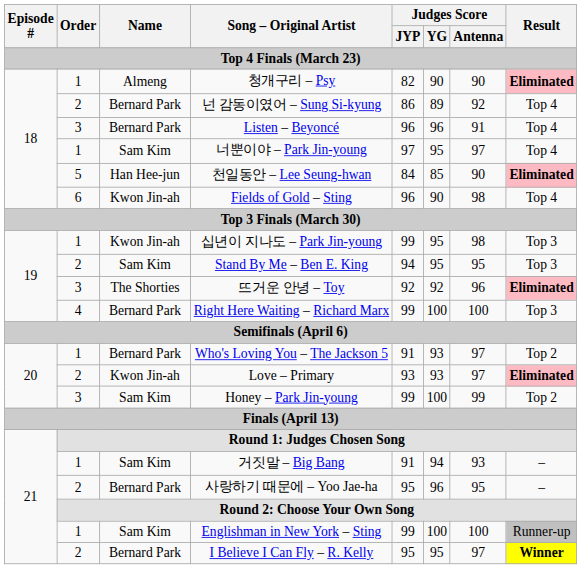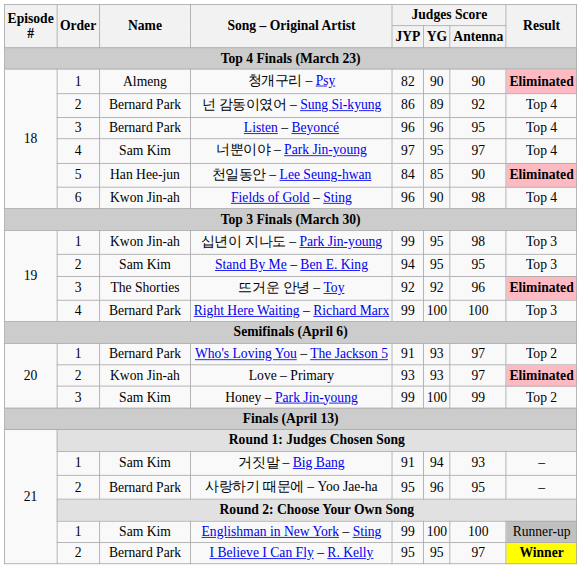(478, 128) 91 -> (478, 128) 95
(78, 151) 1 -> (78, 151) 4
